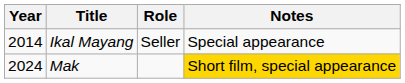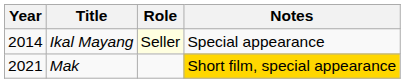(160, 41) no background -> (160, 41) lightyellow background
(25, 66) 2024 -> (25, 66) 2021
